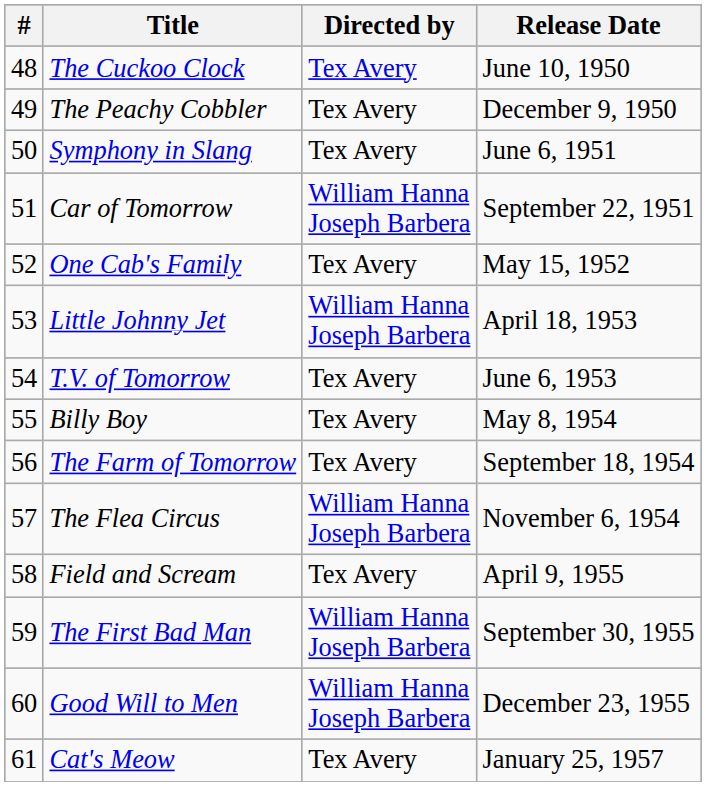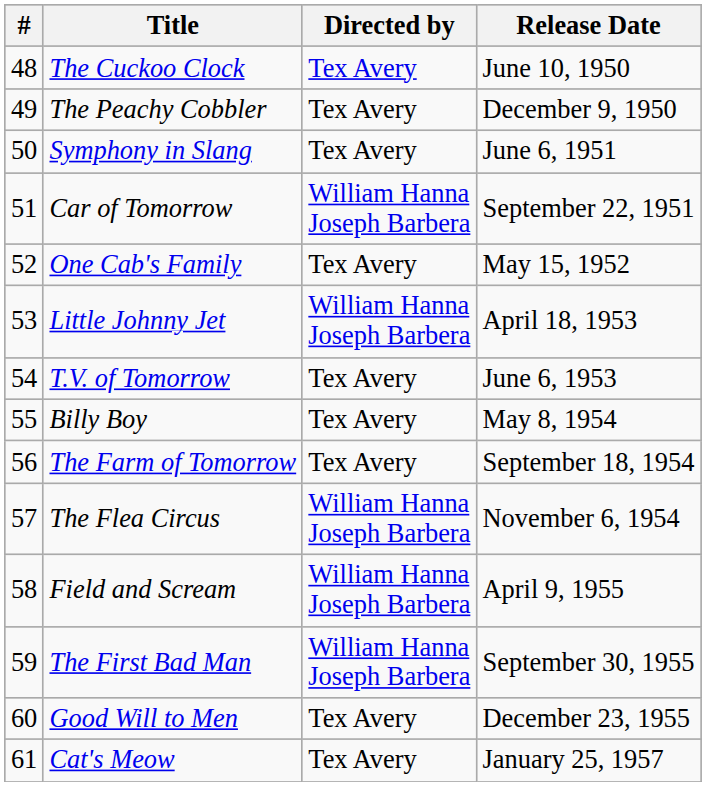(363, 575) Tex Avery -> (389, 589) William Hanna Joseph Barbera
(389, 703) William Hanna Joseph Barbera -> (363, 718) Tex Avery
